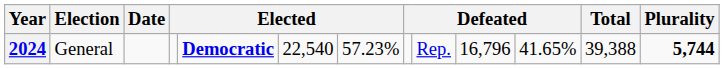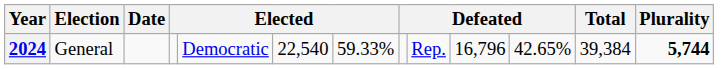(228, 48) bold -> (226, 48) normal
(371, 48) 57.23% -> (366, 48) 59.33%
(548, 48) 41.65% -> (543, 48) 42.65%
(610, 48) 39,388 -> (605, 48) 39,384
